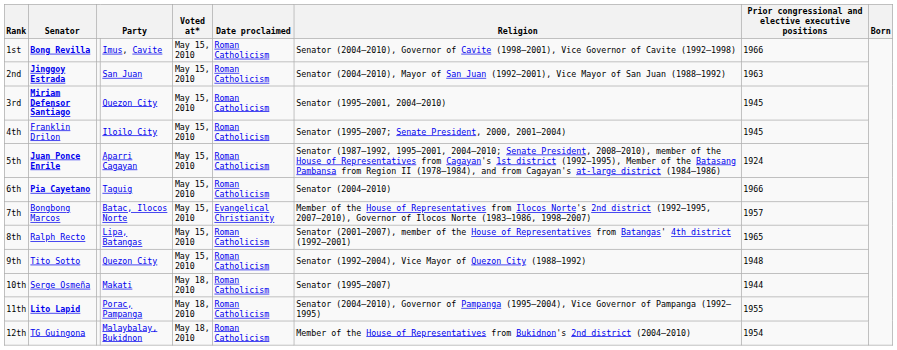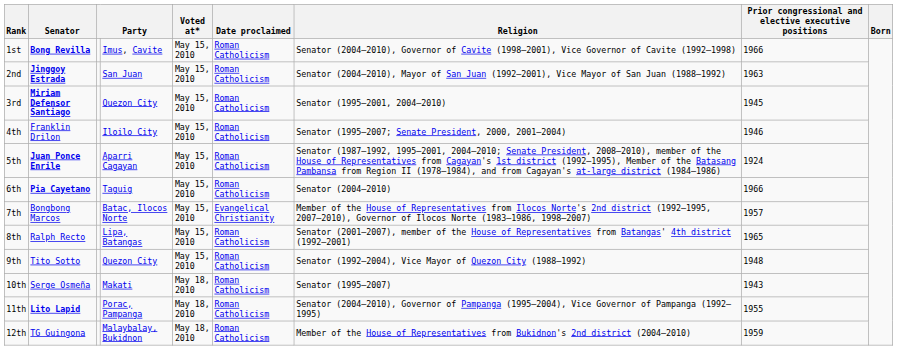(753, 131) 1945 -> (753, 131) 1946
(753, 285) 1944 -> (753, 285) 1943
(753, 333) 1954 -> (753, 333) 1959
